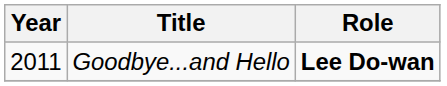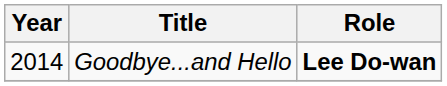(36, 61) 2011 -> (37, 61) 2014
